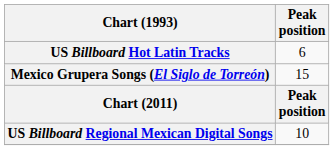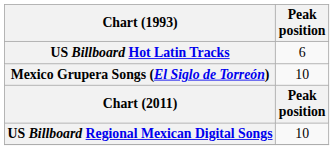(302, 74) 15 -> (302, 74) 10
